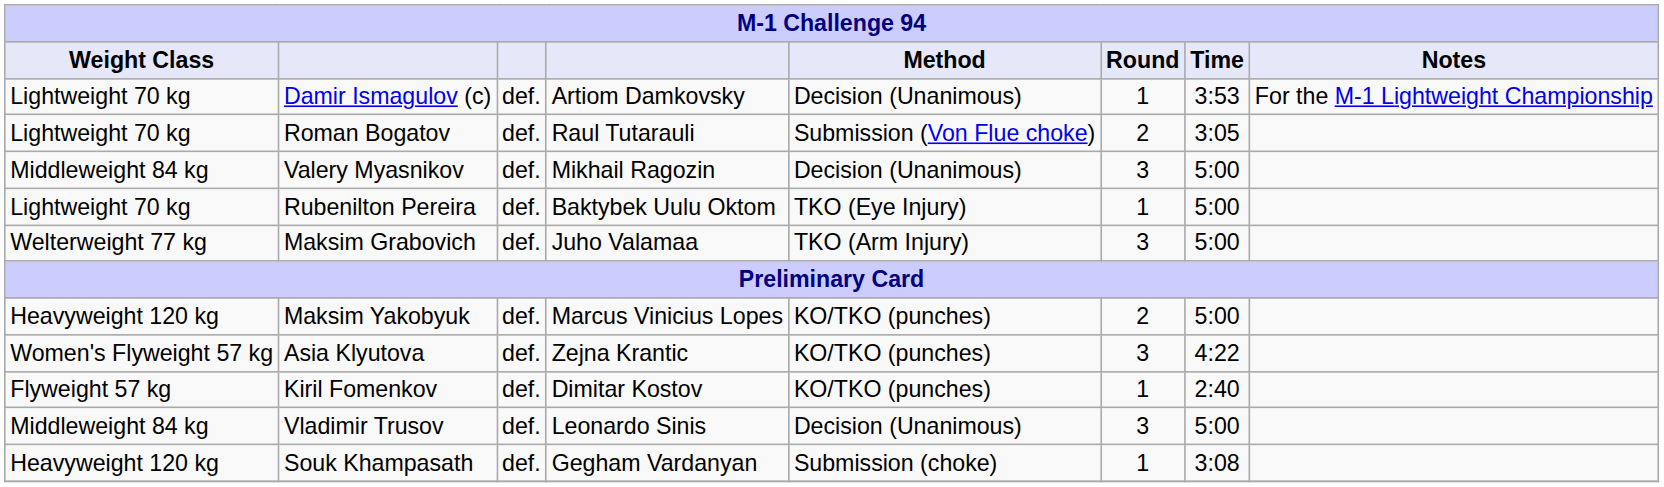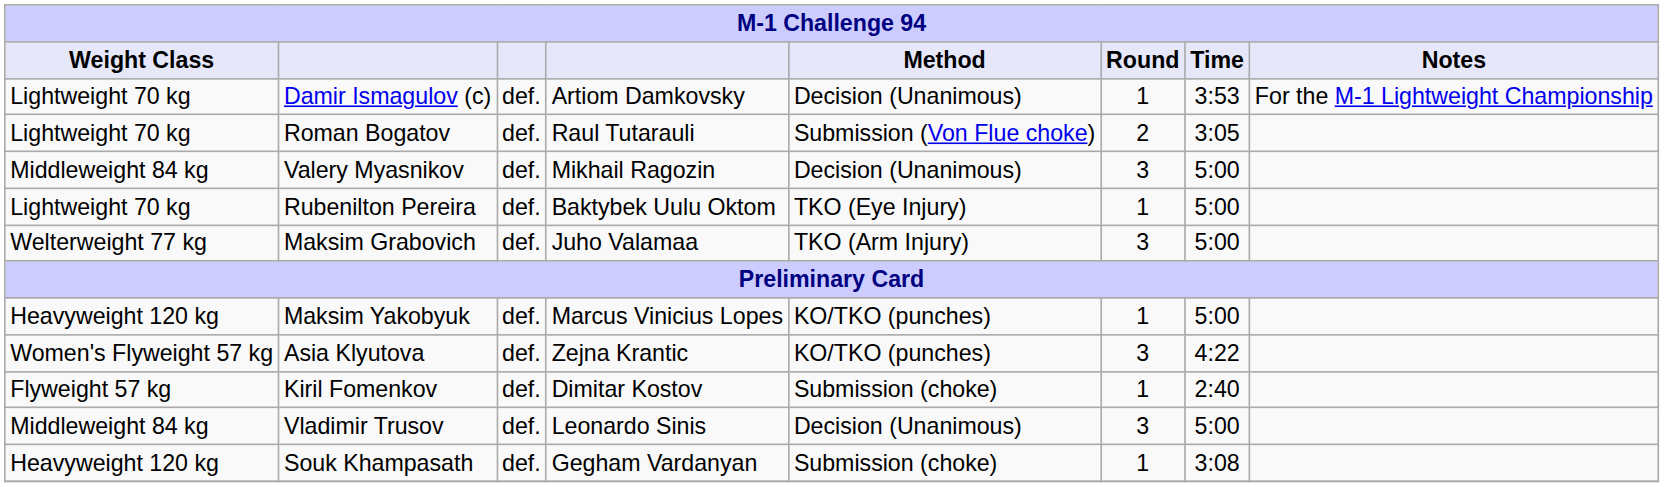(1143, 317) 2 -> (1143, 317) 1
(892, 390) KO/TKO (punches) -> (896, 390) Submission (choke)
